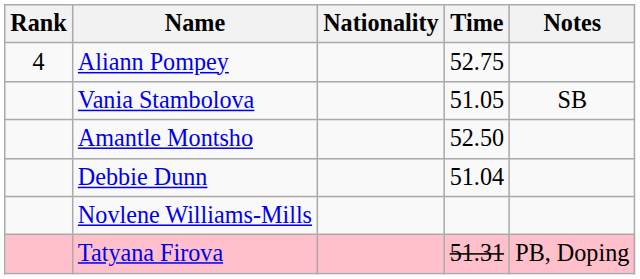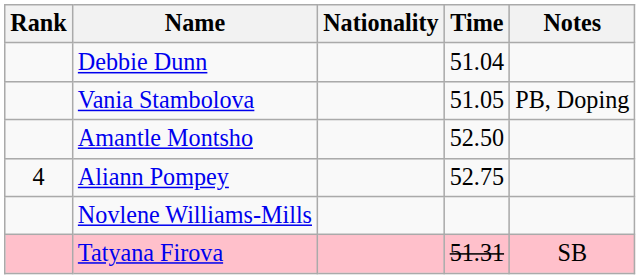rows swapped: (143, 176) <-> (153, 61)
(572, 100) SB -> (572, 100) PB, Doping
(572, 253) PB, Doping -> (572, 253) SB
